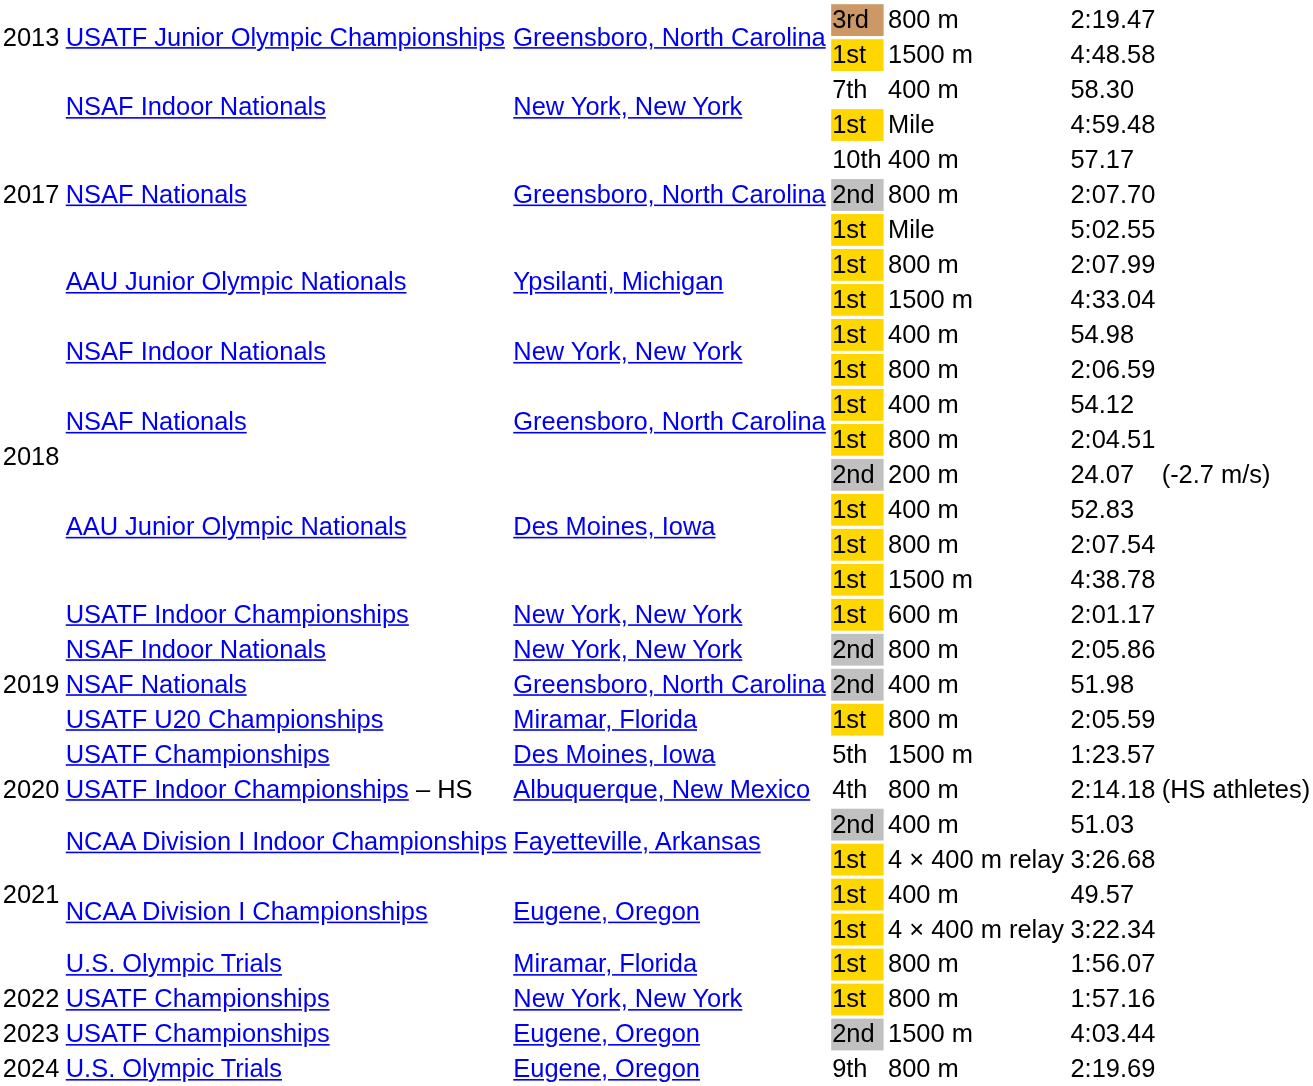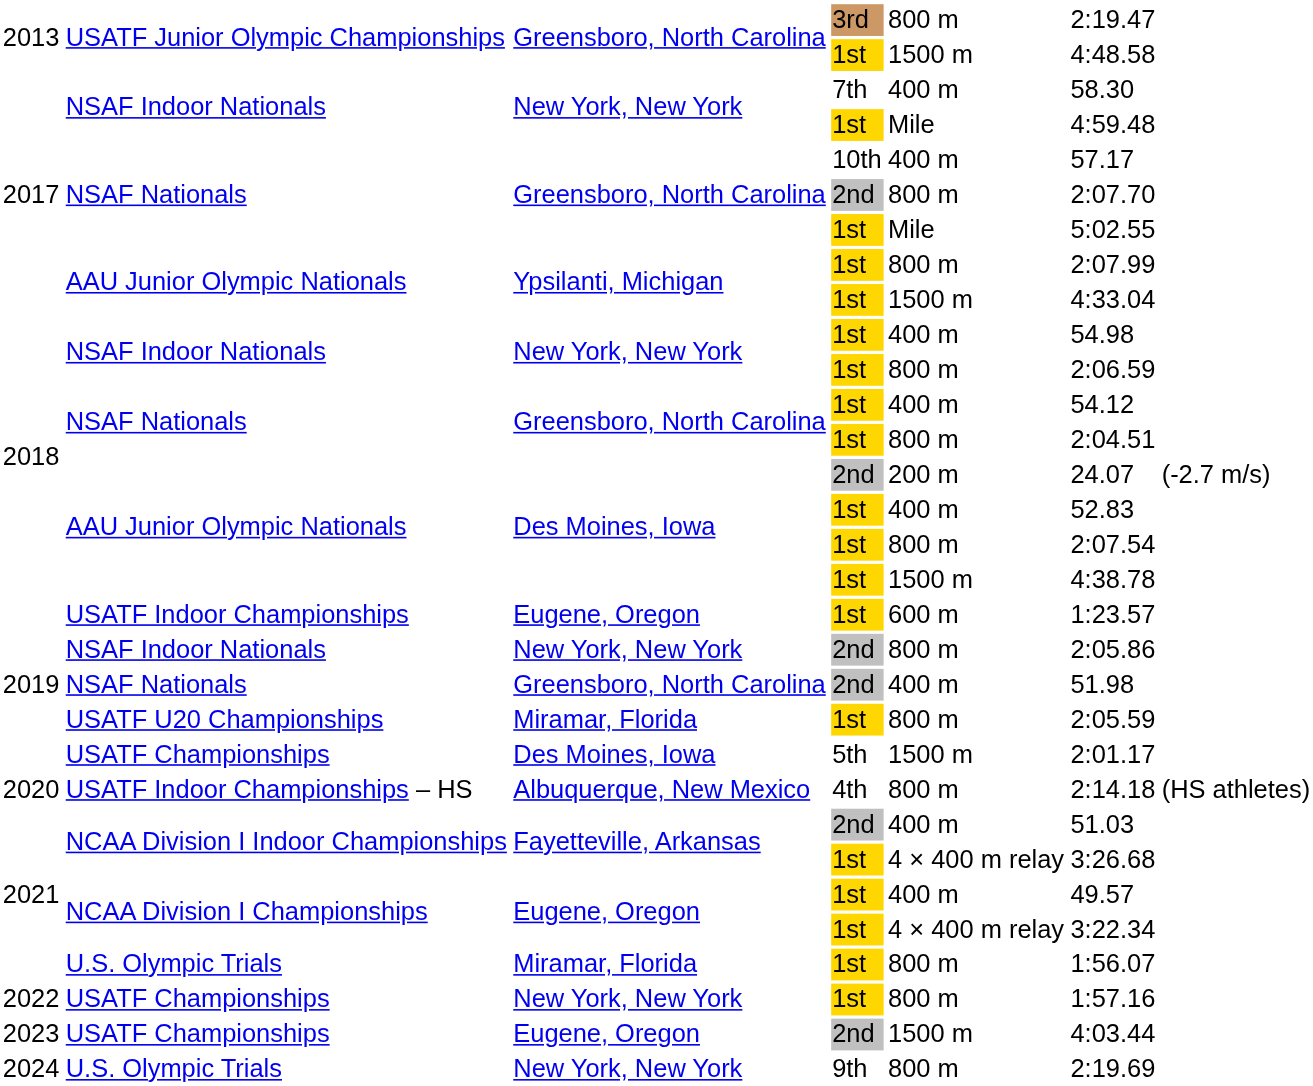(628, 614) New York, New York -> (607, 614) Eugene, Oregon
(1113, 614) 2:01.17 -> (1113, 614) 1:23.57
(1113, 754) 1:23.57 -> (1113, 754) 2:01.17
(607, 1069) Eugene, Oregon -> (628, 1069) New York, New York
